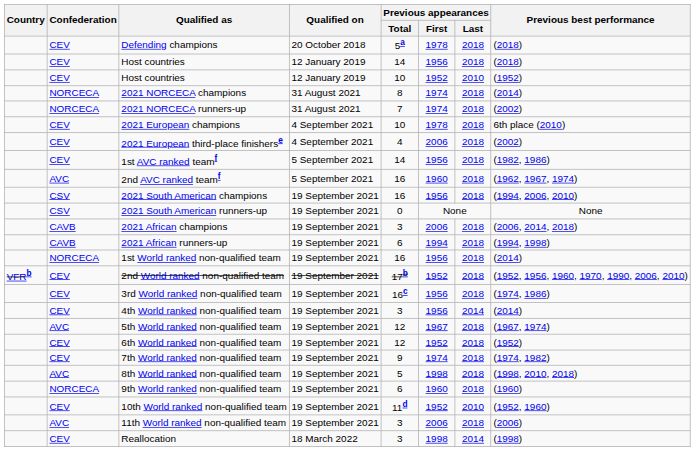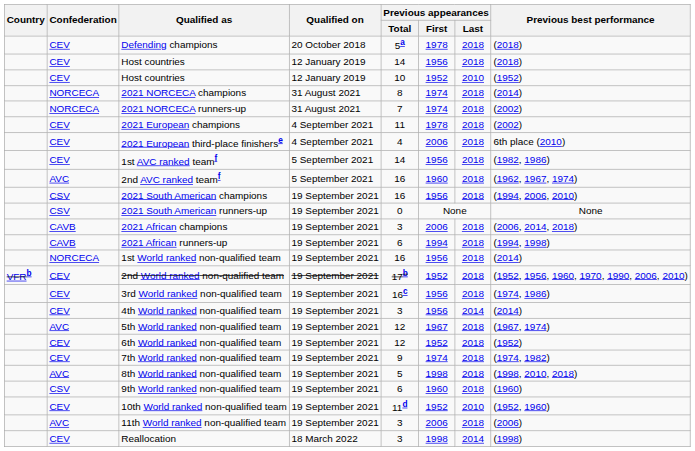(400, 125) 10 -> (400, 125) 11
(529, 125) 6th place (2010) -> (508, 125) (2002)
(508, 142) (2002) -> (529, 142) 6th place (2010)
(74, 389) NORCECA -> (60, 389) CSV
